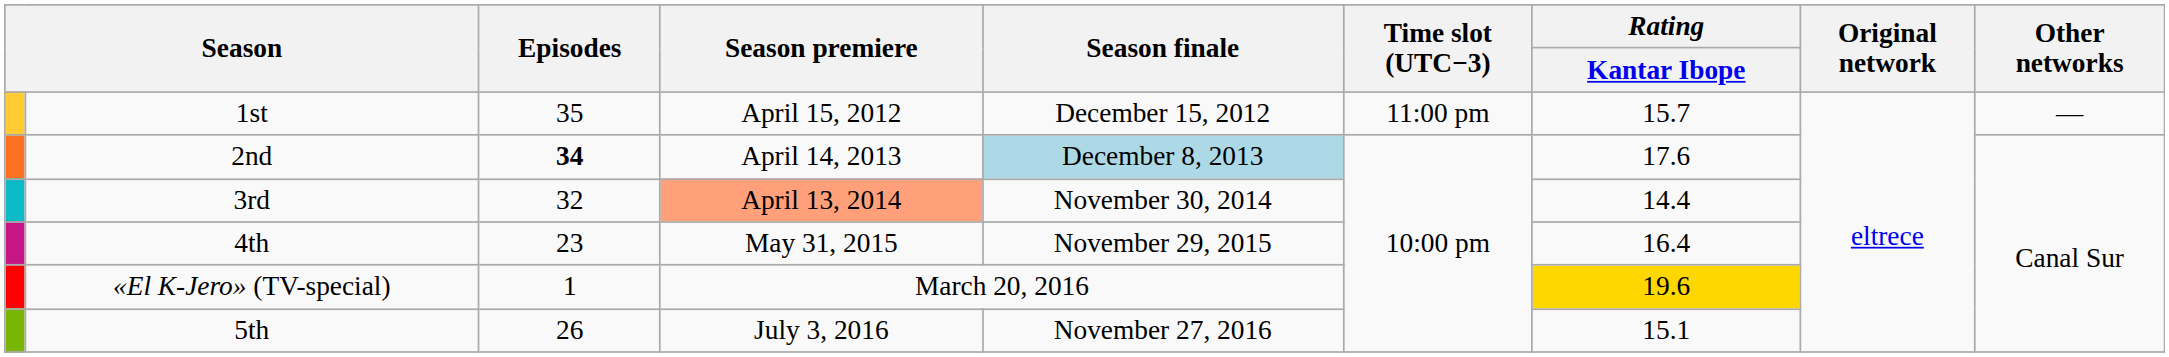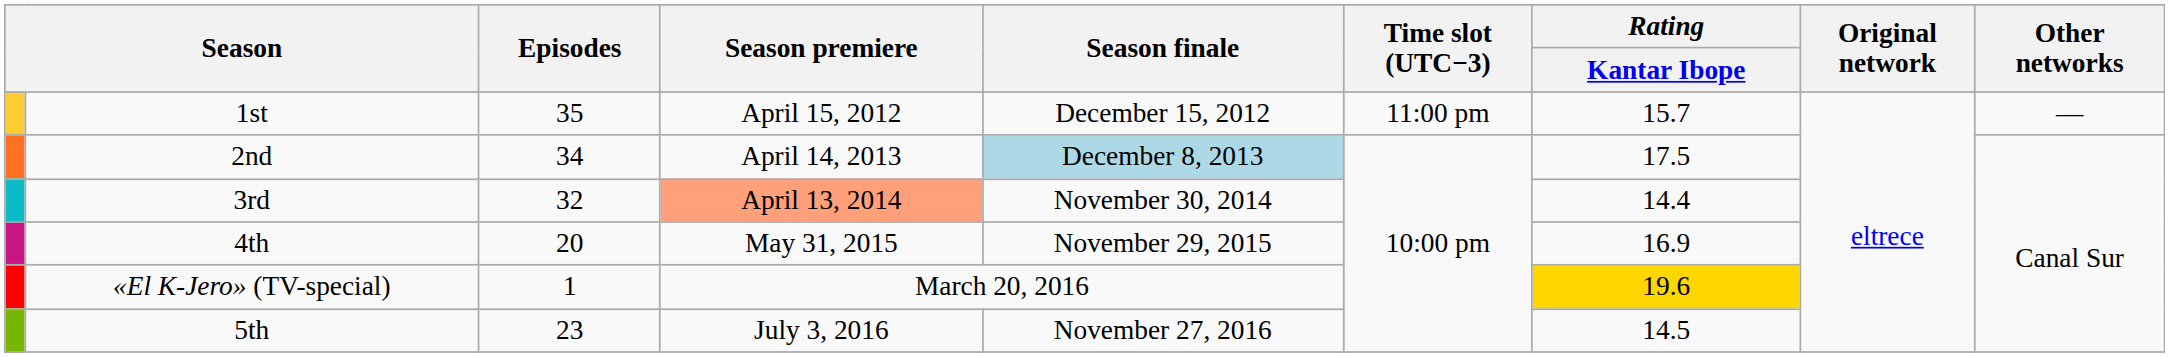(570, 156) bold -> (570, 156) normal
(1666, 156) 17.6 -> (1666, 156) 17.5
(570, 243) 23 -> (570, 243) 20
(1666, 243) 16.4 -> (1666, 243) 16.9
(570, 329) 26 -> (570, 329) 23
(1666, 329) 15.1 -> (1666, 329) 14.5
